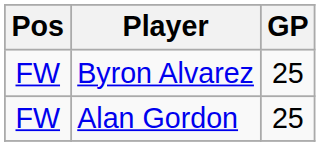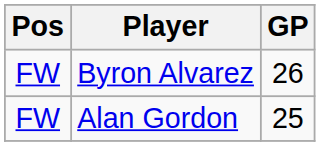(288, 72) 25 -> (288, 72) 26
